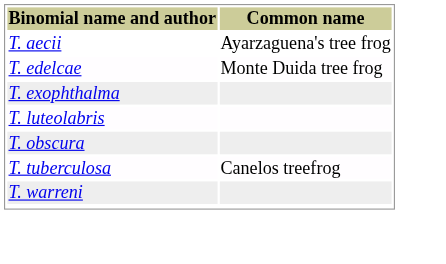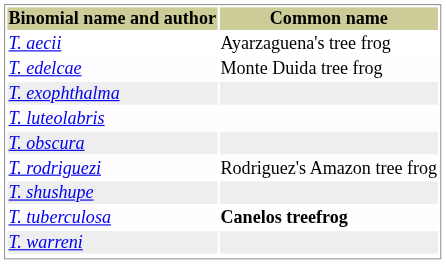+ row: (55, 167)
+ row: (51, 192)
(280, 167) normal -> (284, 217) bold
